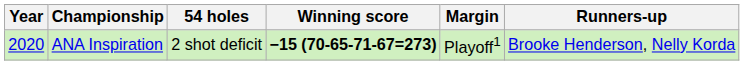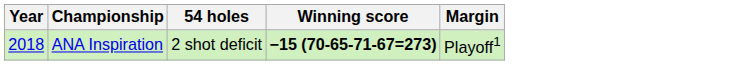- column: (622, 17)
(26, 45) 2020 -> (26, 45) 2018
